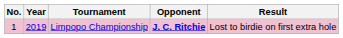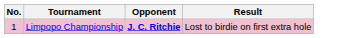- column: (36, 12)
